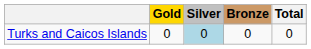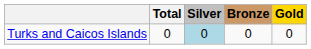columns swapped: (167, 14) <-> (289, 14)
